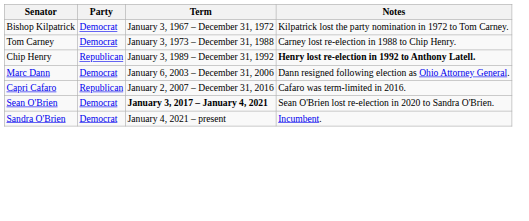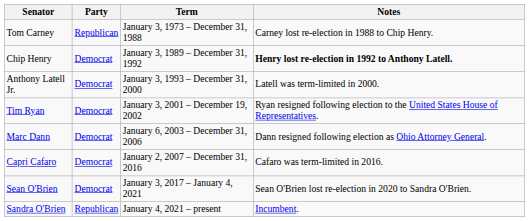- row: (41, 27)
(98, 42) Democrat -> (96, 32) Republican
(101, 57) Republican -> (93, 58) Democrat
+ row: (36, 84)
+ row: (25, 110)
(101, 88) Republican -> (93, 162) Democrat
(198, 103) bold -> (178, 188) normal
(98, 118) Democrat -> (96, 209) Republican
